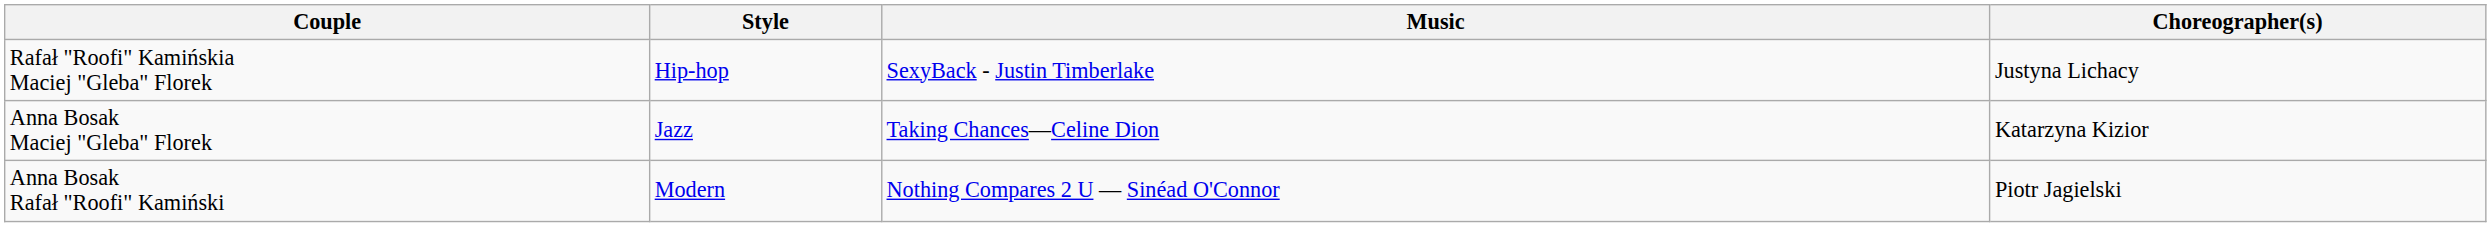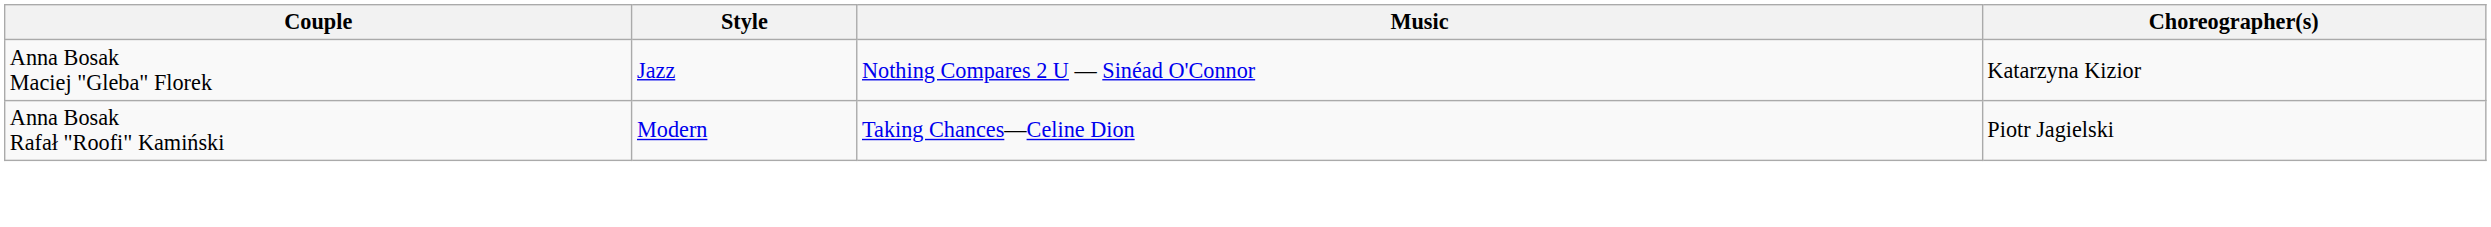- row: (122, 69)
(1023, 130) Taking Chances—Celine Dion -> (1059, 69) Nothing Compares 2 U — Sinéad O'Connor
(1083, 190) Nothing Compares 2 U — Sinéad O'Connor -> (998, 130) Taking Chances—Celine Dion
